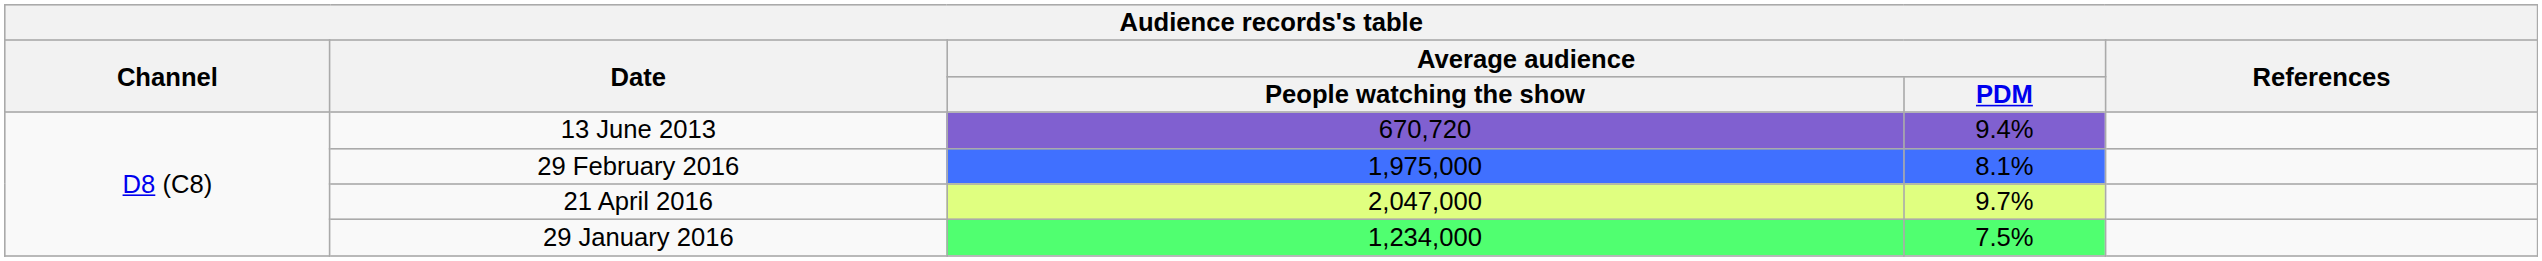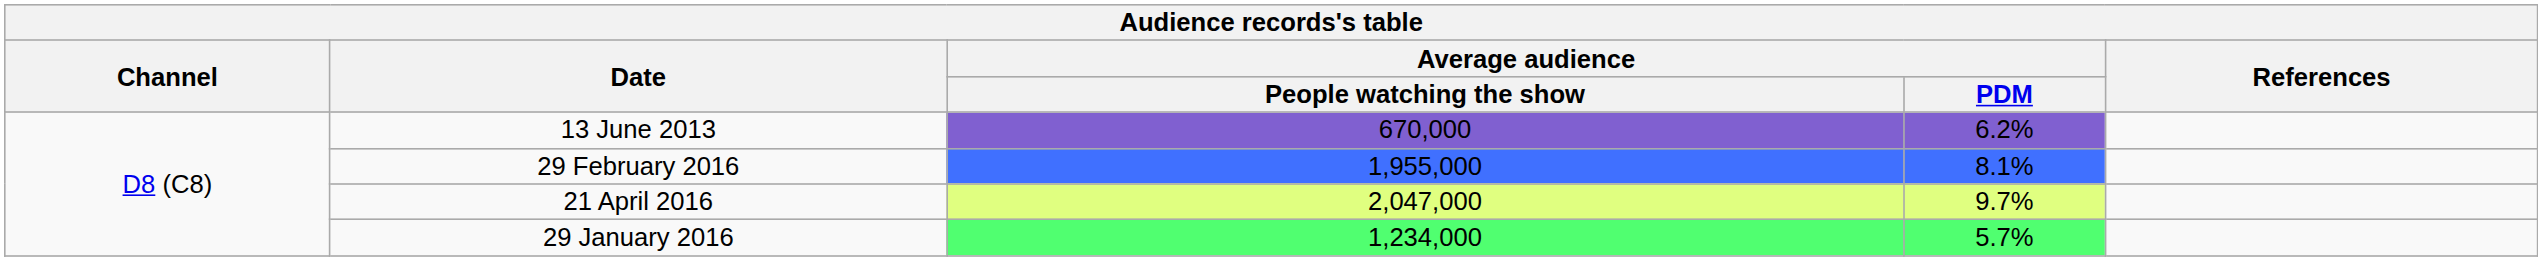(1425, 130) 670,720 -> (1425, 130) 670,000
(2004, 130) 9.4% -> (2004, 130) 6.2%
(1425, 166) 1,975,000 -> (1425, 166) 1,955,000
(2004, 238) 7.5% -> (2004, 238) 5.7%
